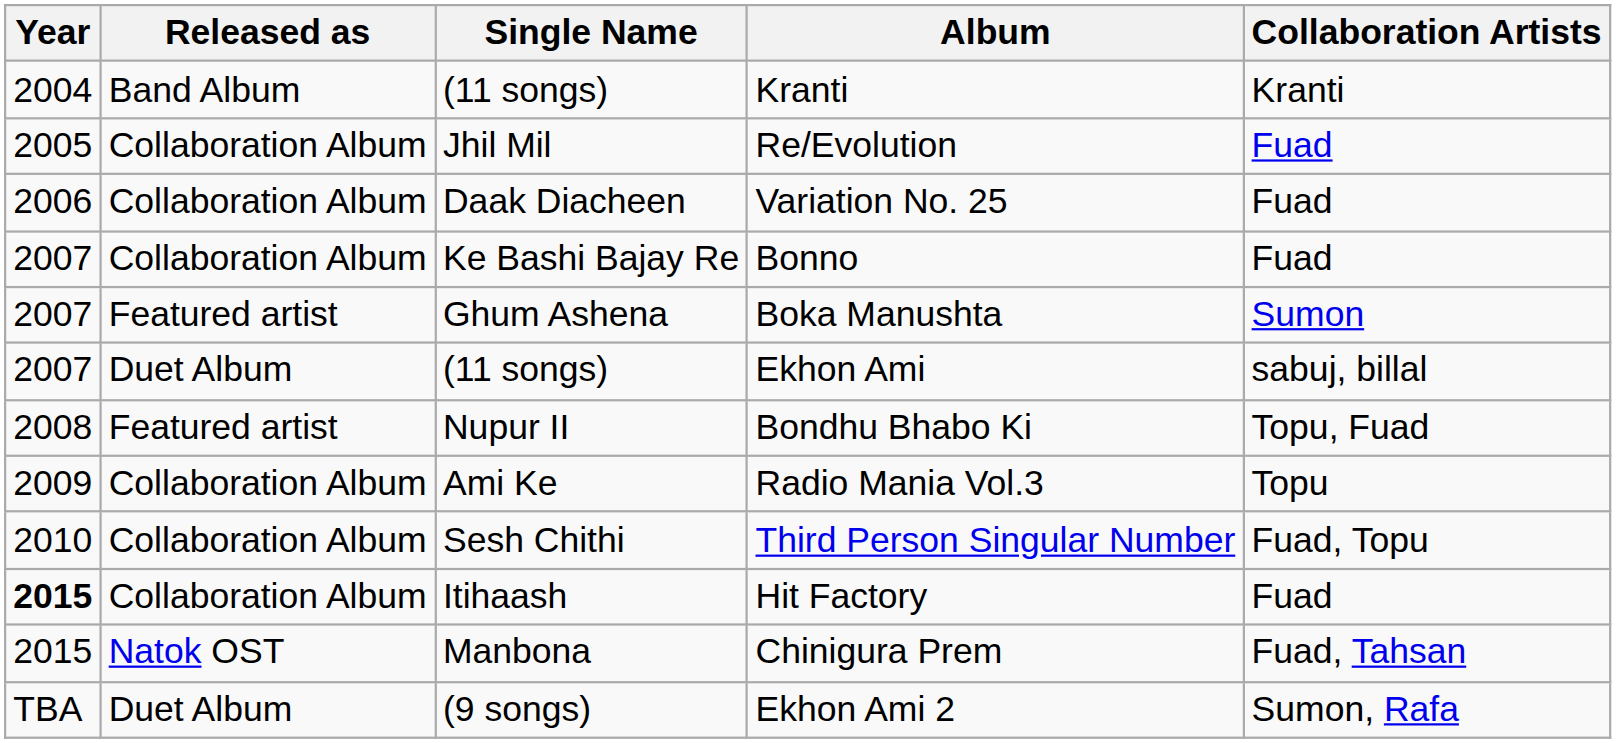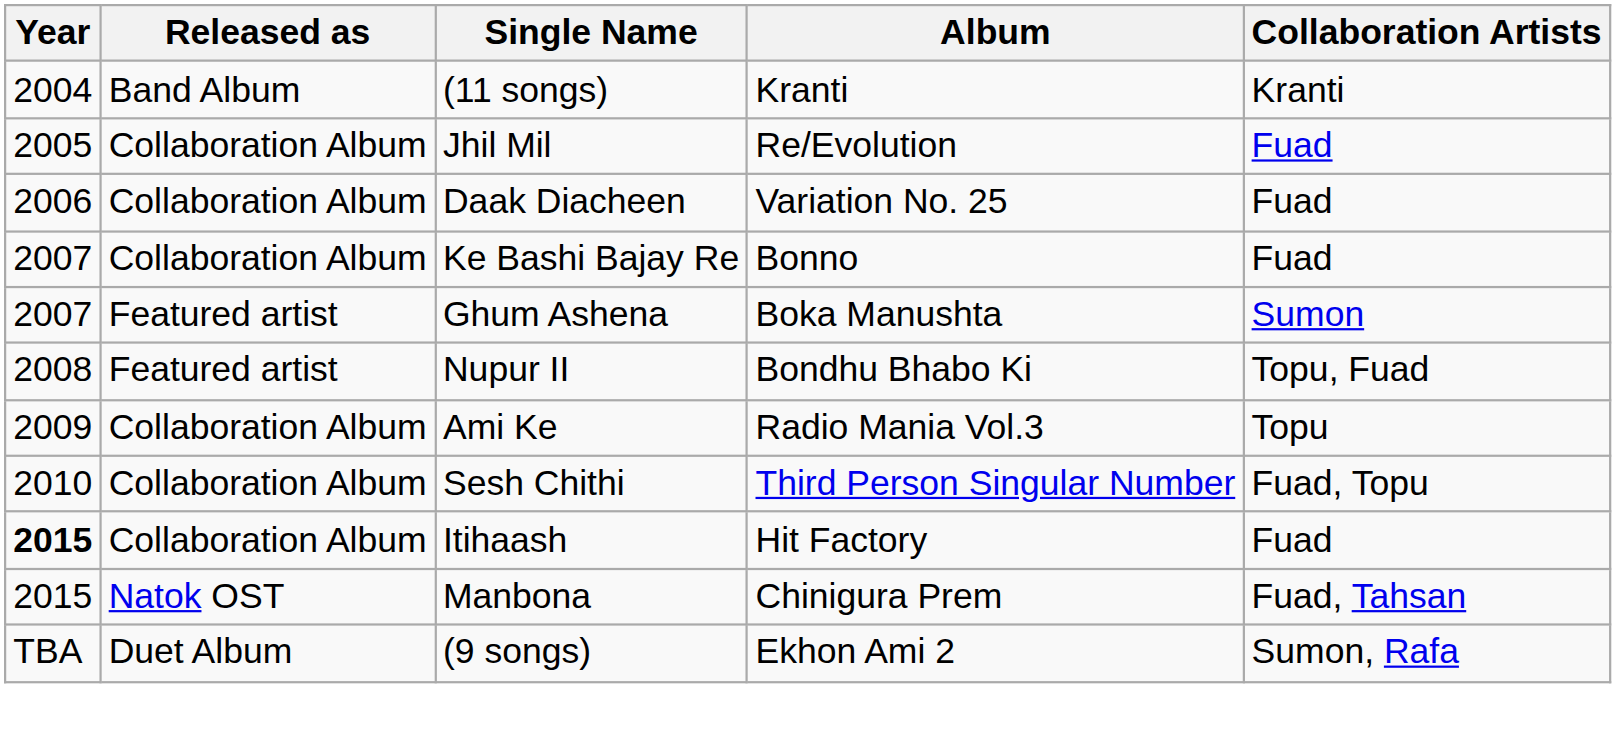- row: (840, 370)
